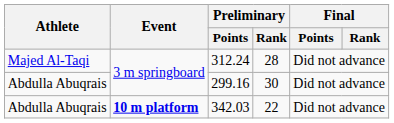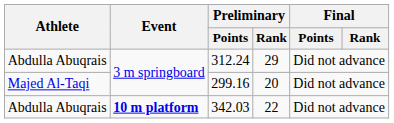(49, 61) Majed Al-Taqi -> (57, 61) Abdulla Abuqrais
(271, 61) 28 -> (271, 61) 29
(57, 84) Abdulla Abuqrais -> (49, 84) Majed Al-Taqi
(271, 84) 30 -> (271, 84) 20
